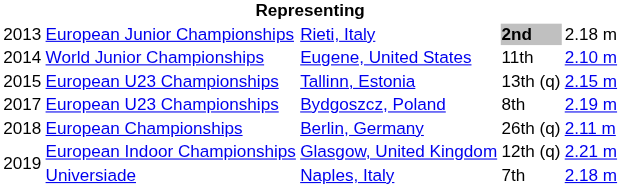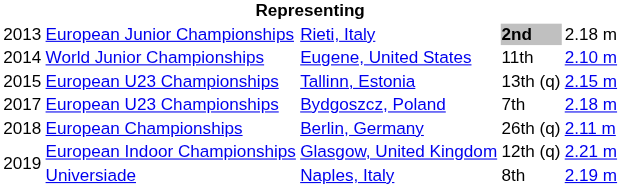(513, 104) 8th -> (513, 104) 7th
(591, 104) 2.19 m -> (591, 104) 2.18 m
(513, 175) 7th -> (513, 175) 8th
(591, 175) 2.18 m -> (591, 175) 2.19 m
